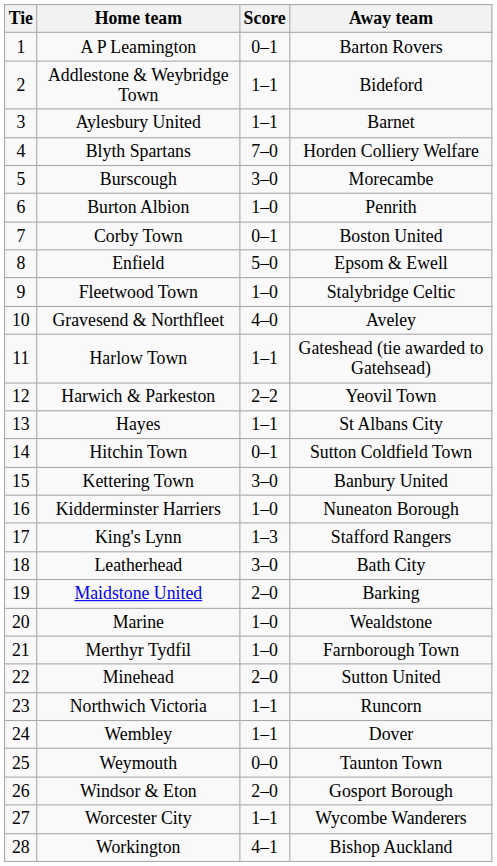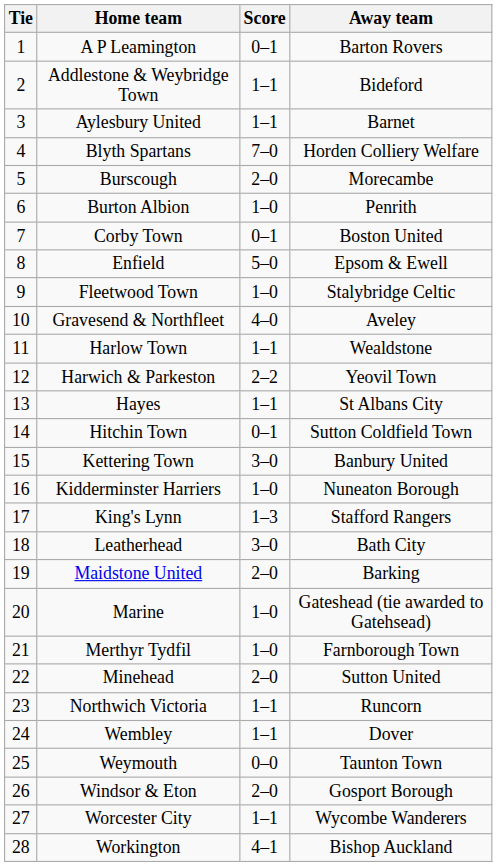(265, 179) 3–0 -> (265, 179) 2–0
(391, 358) Gateshead (tie awarded to Gatehsead) -> (391, 348) Wealdstone
(391, 621) Wealdstone -> (391, 611) Gateshead (tie awarded to Gatehsead)
